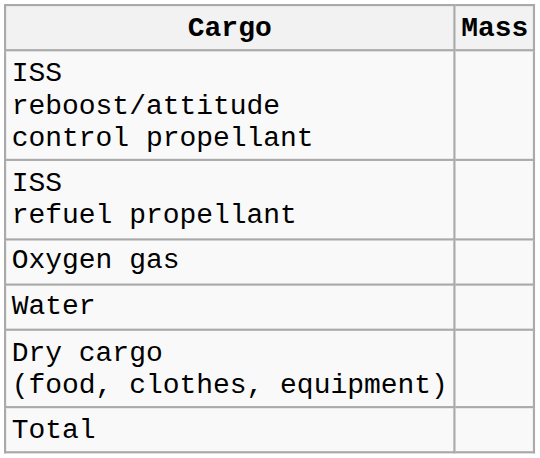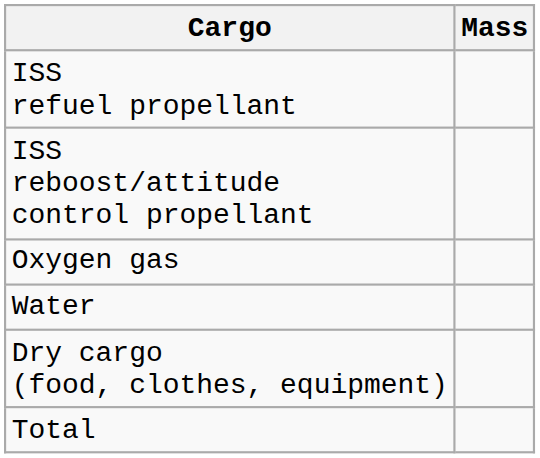rows swapped: (163, 106) <-> (154, 200)
